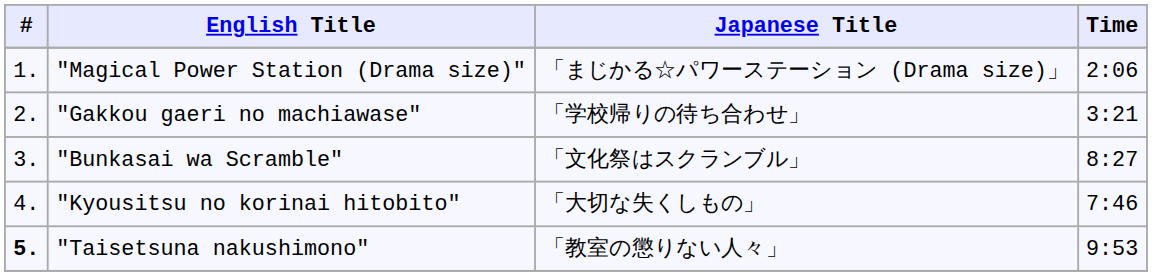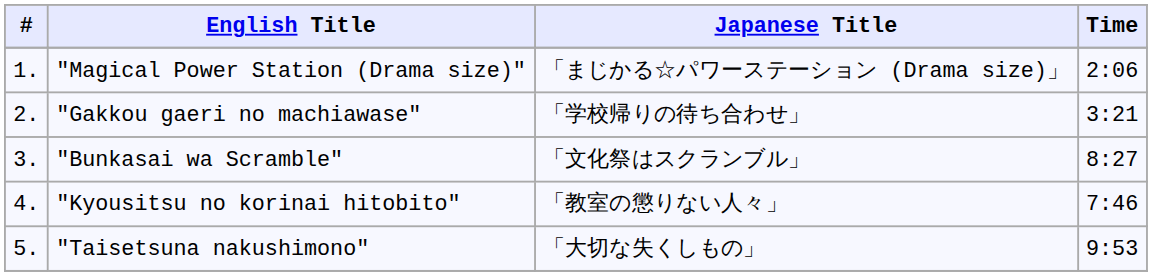(654, 205) 「大切な失くしもの」 -> (665, 205) 「教室の懲りない人々」
(26, 248) bold -> (26, 248) normal
(665, 249) 「教室の懲りない人々」 -> (654, 249) 「大切な失くしもの」
